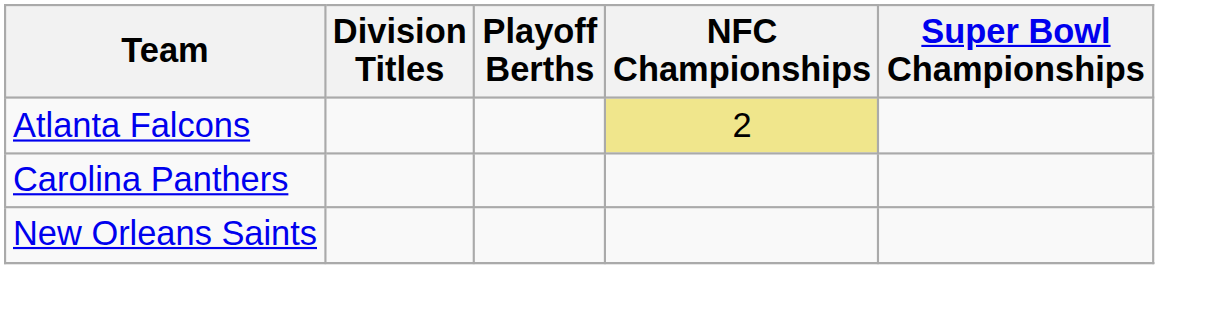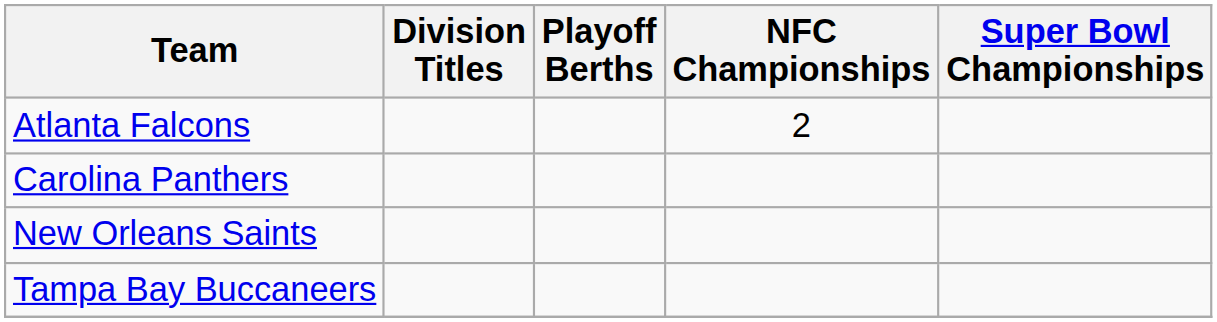(742, 125) khaki background -> (801, 125) no background
+ row: (195, 288)
